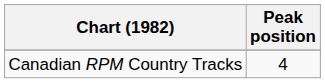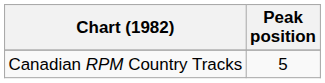(283, 63) 4 -> (283, 63) 5
